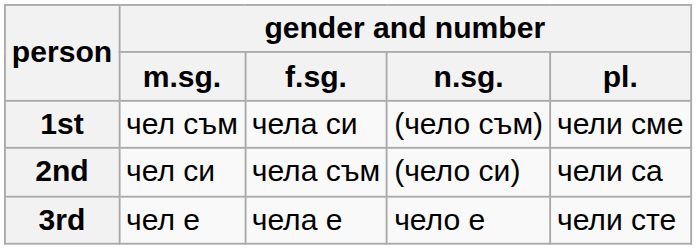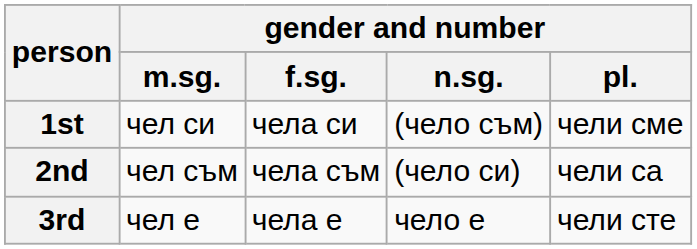(182, 123) чел съм -> (171, 123) чел си
(171, 171) чел си -> (182, 171) чел съм
